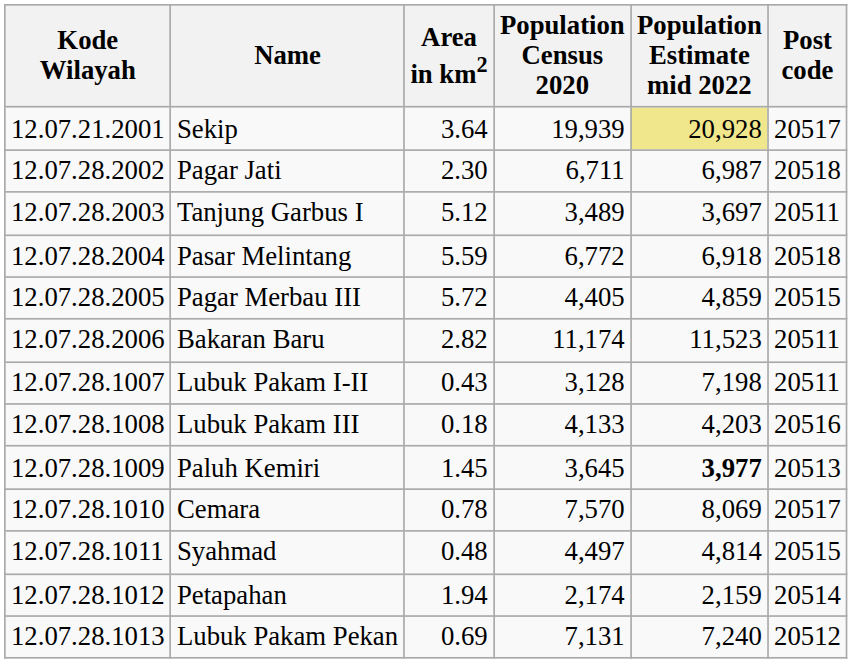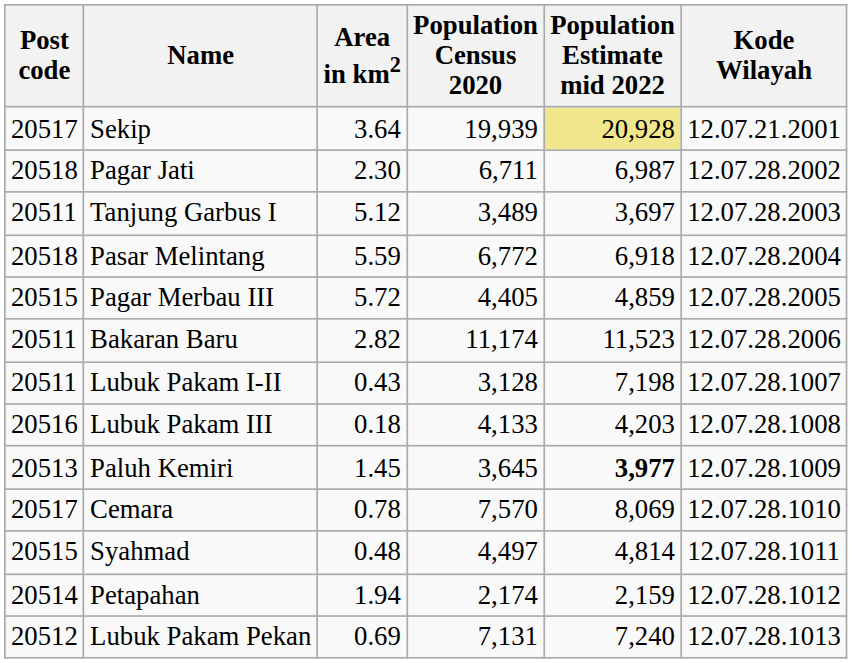columns swapped: (88, 55) <-> (807, 55)
